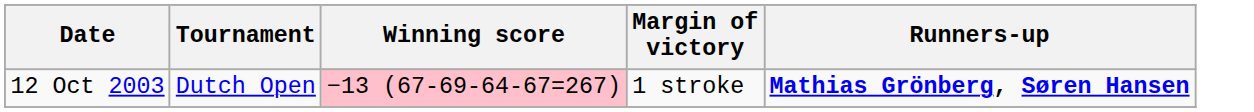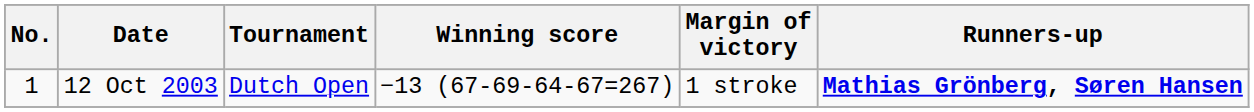+ column: (32, 37)
(474, 88) pink background -> (527, 88) no background
